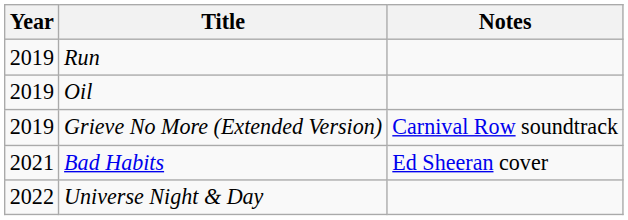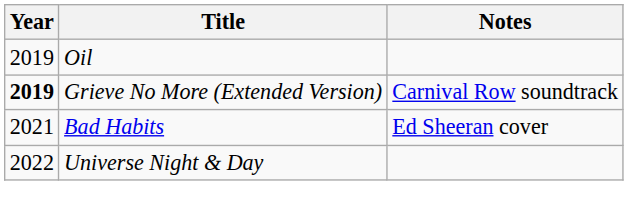- row: (82, 57)
(32, 127) normal -> (32, 92) bold
